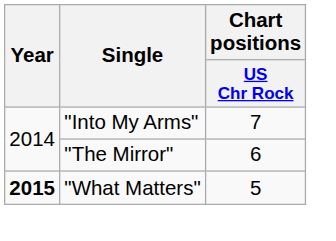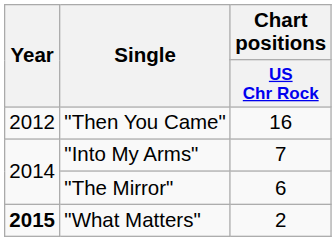+ row: (145, 122)
(256, 187) 5 -> (281, 220) 2
